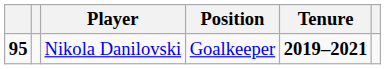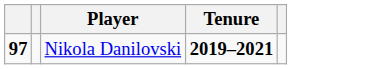- column: (232, 19)
(18, 48) 95 -> (18, 48) 97
